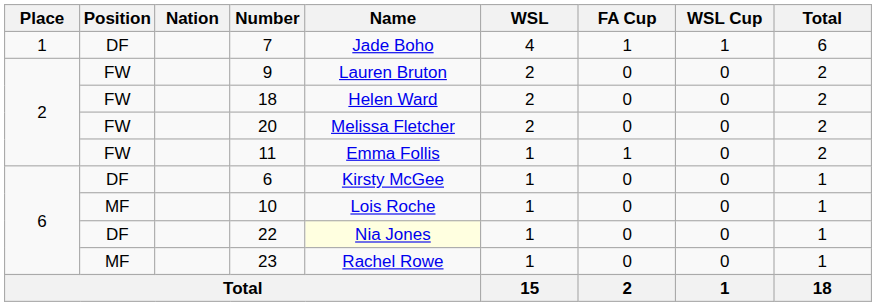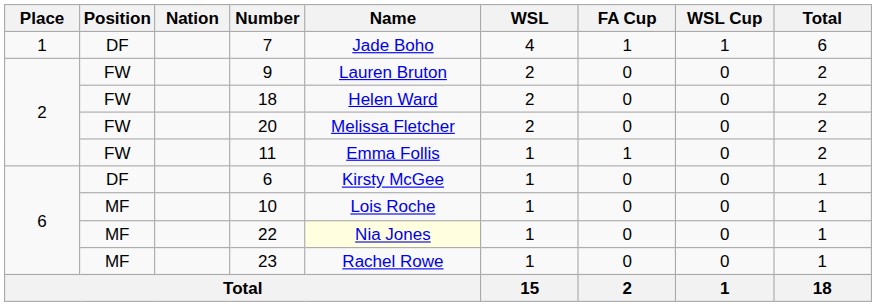(117, 234) DF -> (117, 234) MF
